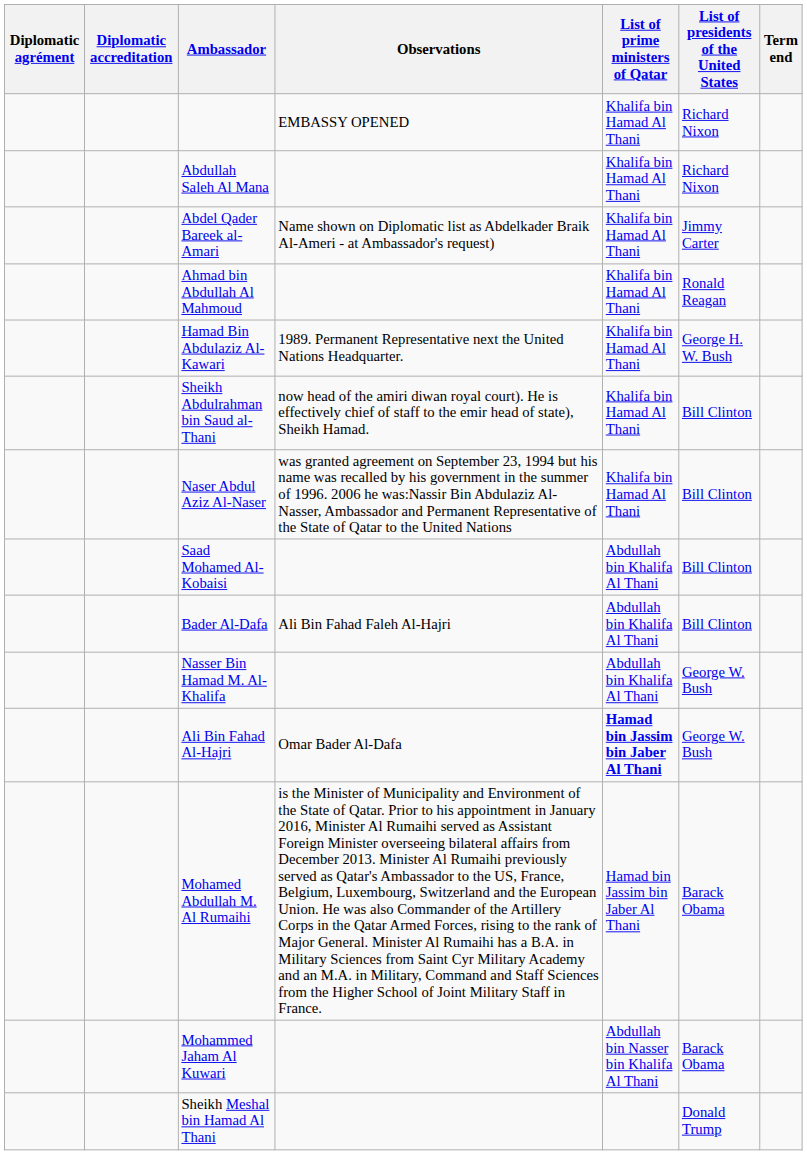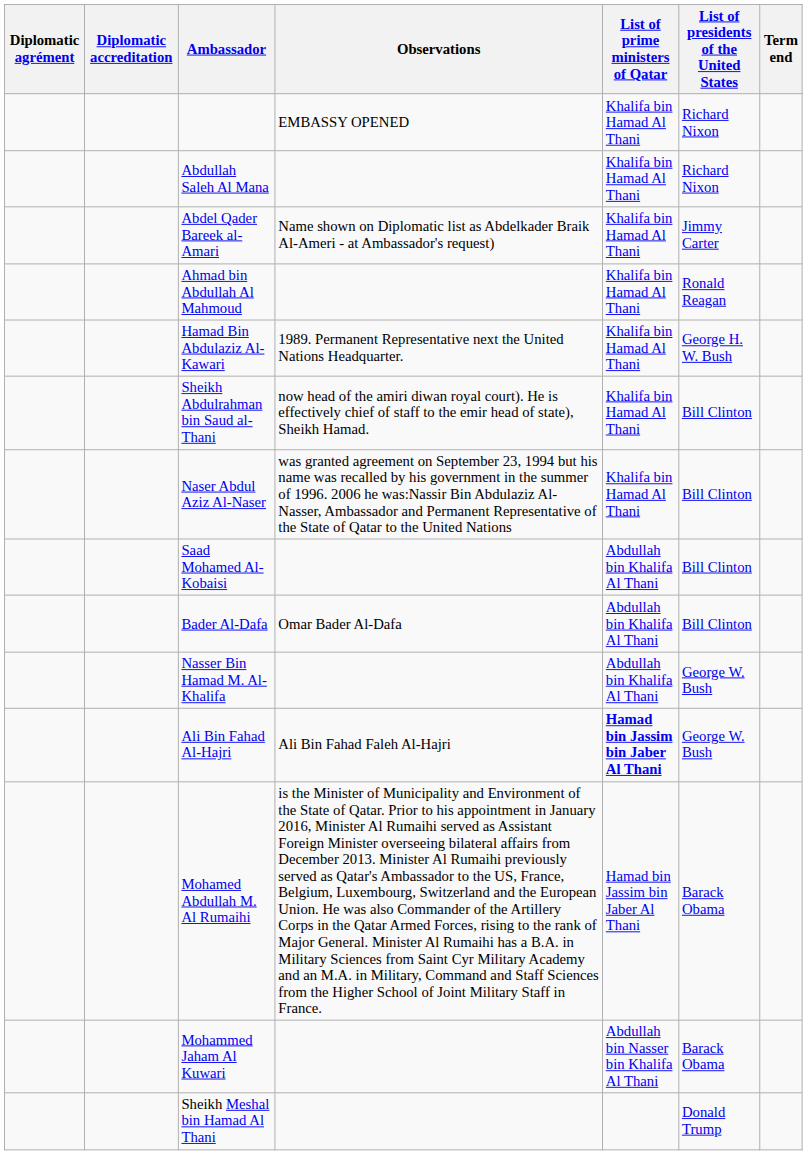(365, 623) Ali Bin Fahad Faleh Al-Hajri -> (340, 623) Omar Bader Al-Dafa
(340, 744) Omar Bader Al-Dafa -> (365, 744) Ali Bin Fahad Faleh Al-Hajri
